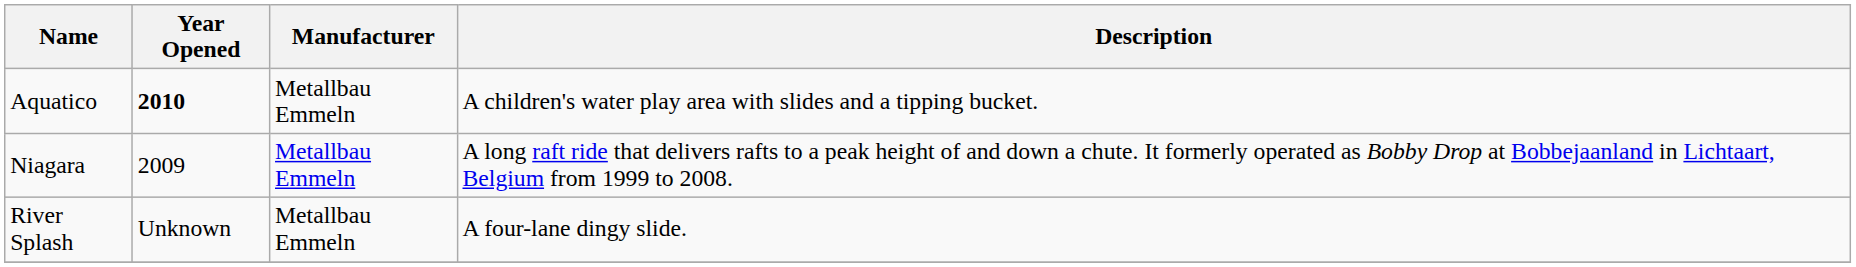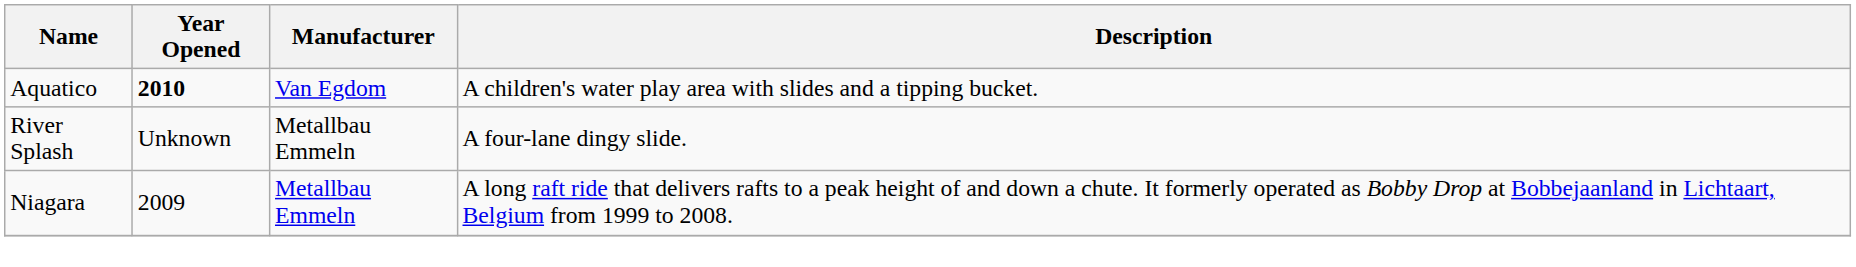(323, 100) Metallbau Emmeln -> (331, 87) Van Egdom
rows swapped: (48, 164) <-> (42, 229)
